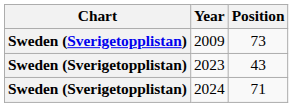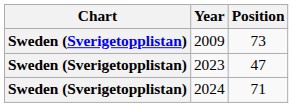(258, 65) 43 -> (258, 65) 47
